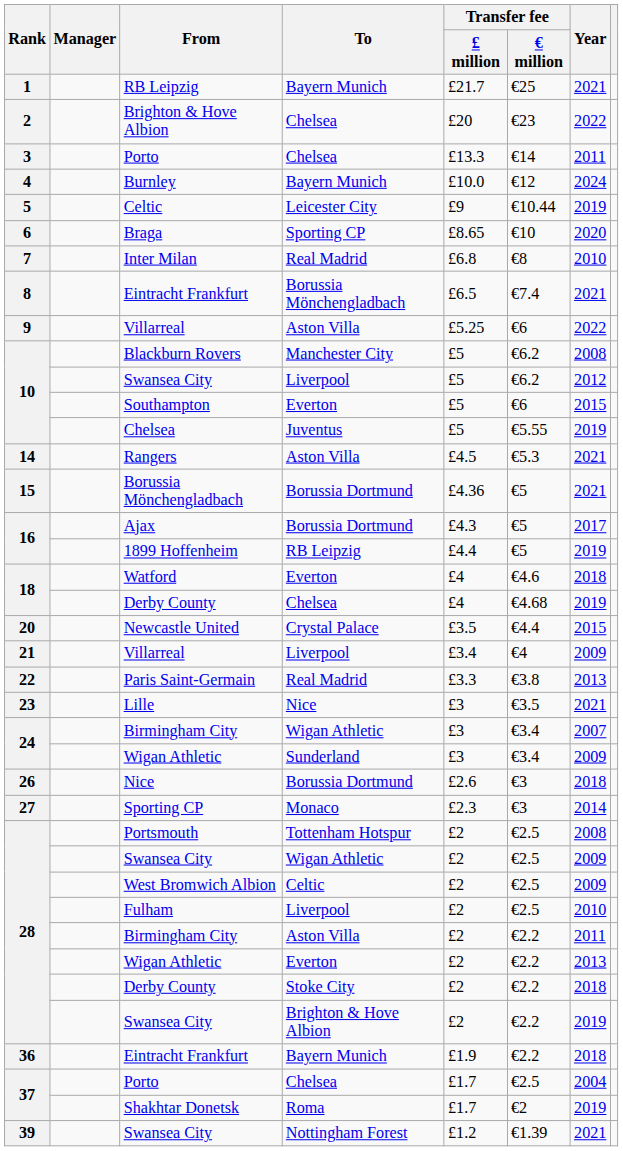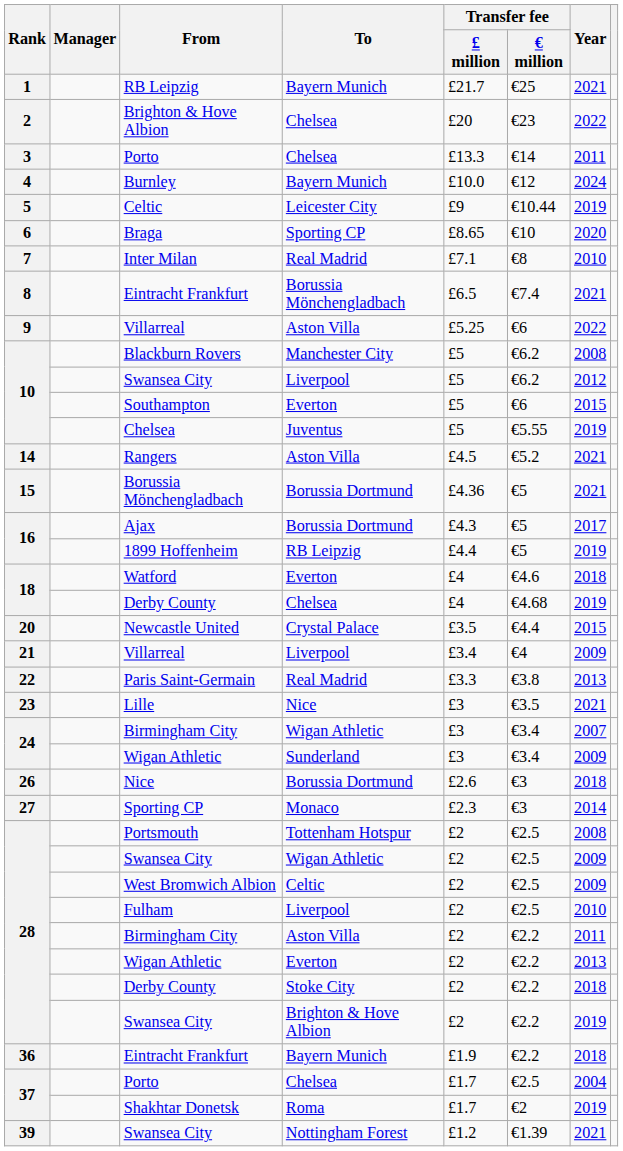(462, 258) £6.8 -> (462, 258) £7.1
(525, 456) €5.3 -> (525, 456) €5.2
